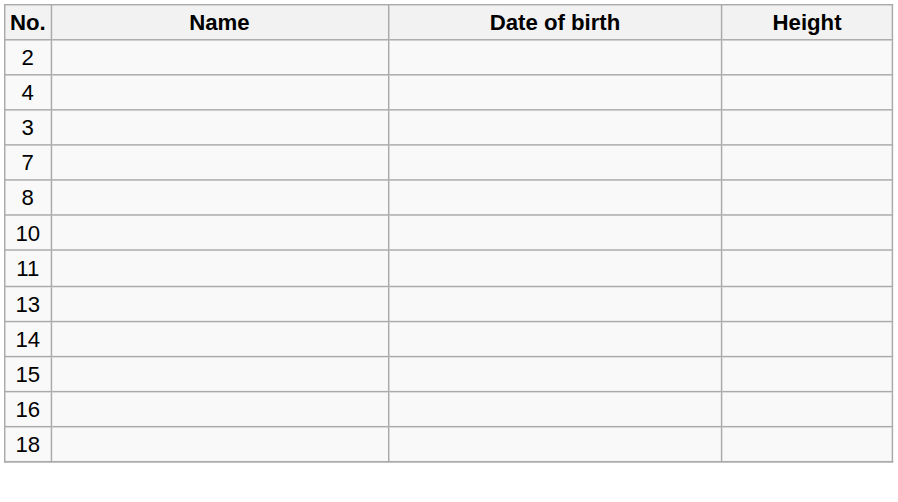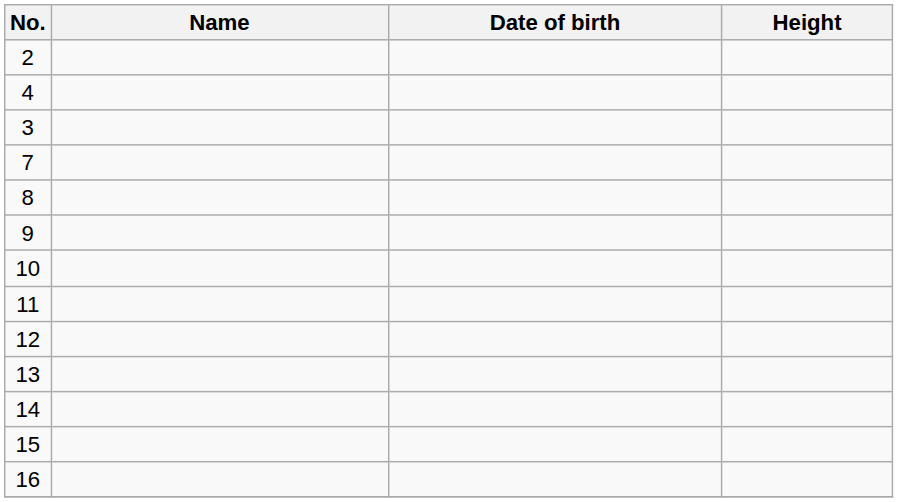+ row: (28, 233)
+ row: (28, 339)
- row: (28, 444)
